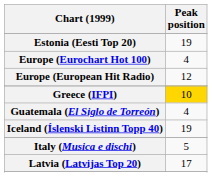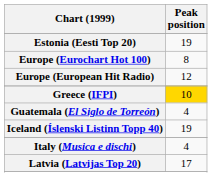(186, 59) 4 -> (186, 59) 8
(186, 146) 5 -> (186, 146) 4
